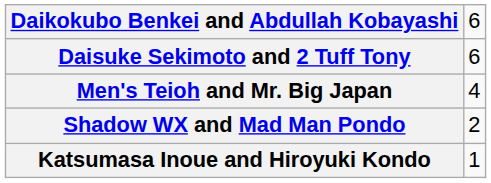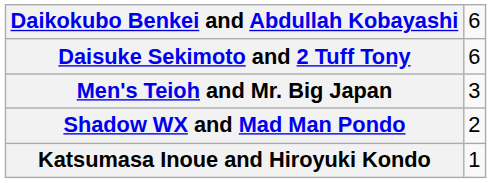(474, 90) 4 -> (474, 90) 3
